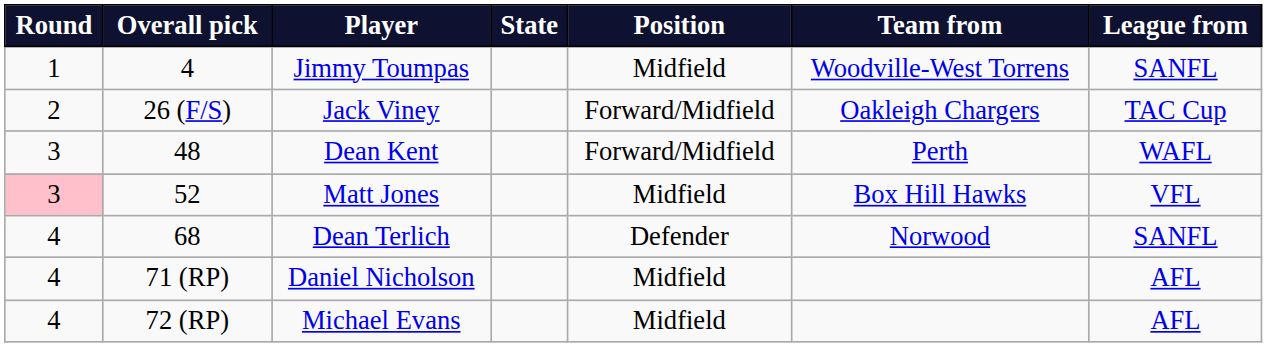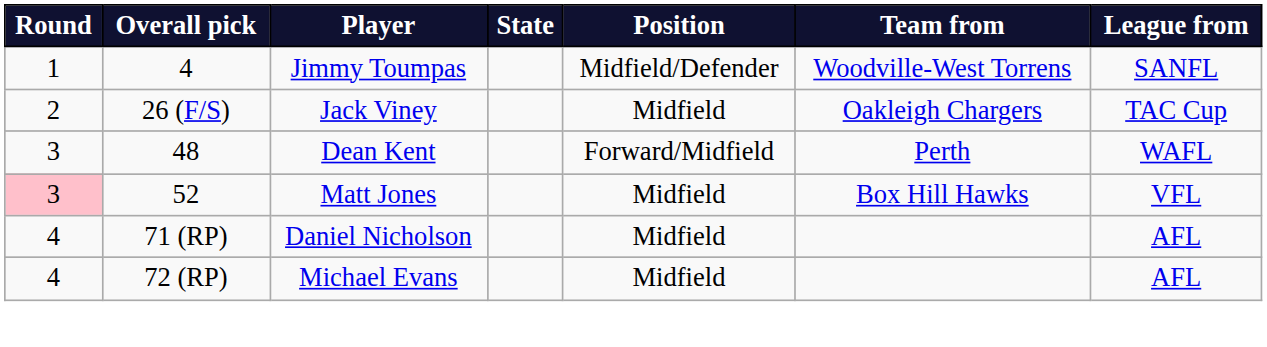(679, 67) Midfield -> (679, 67) Midfield/Defender
(679, 109) Forward/Midfield -> (679, 109) Midfield
- row: (381, 236)
